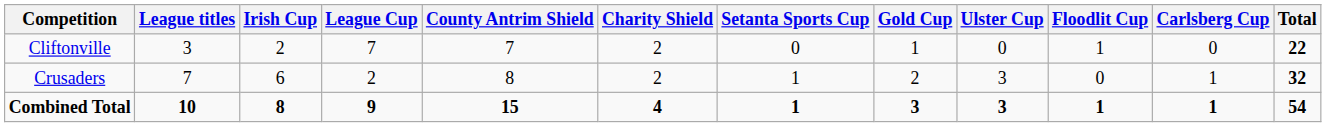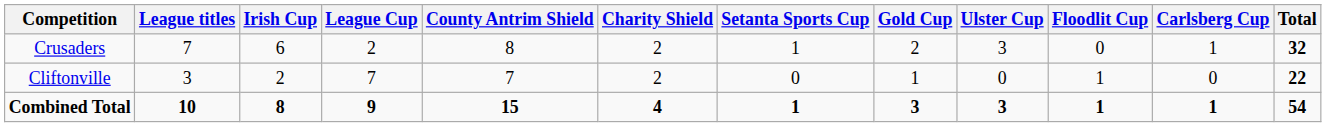rows swapped: (70, 77) <-> (70, 48)
